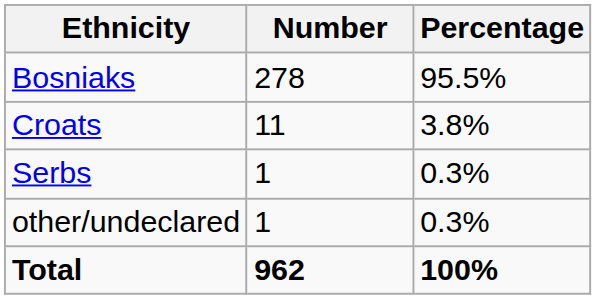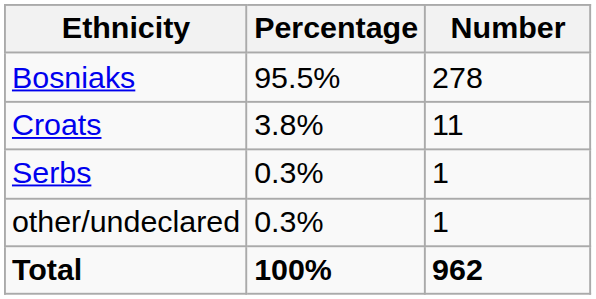columns swapped: (330, 28) <-> (502, 28)
